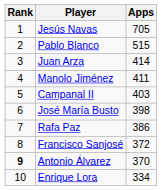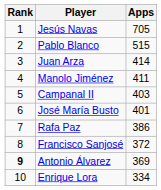(141, 111) 398 -> (141, 111) 401
(141, 161) 370 -> (141, 161) 369
